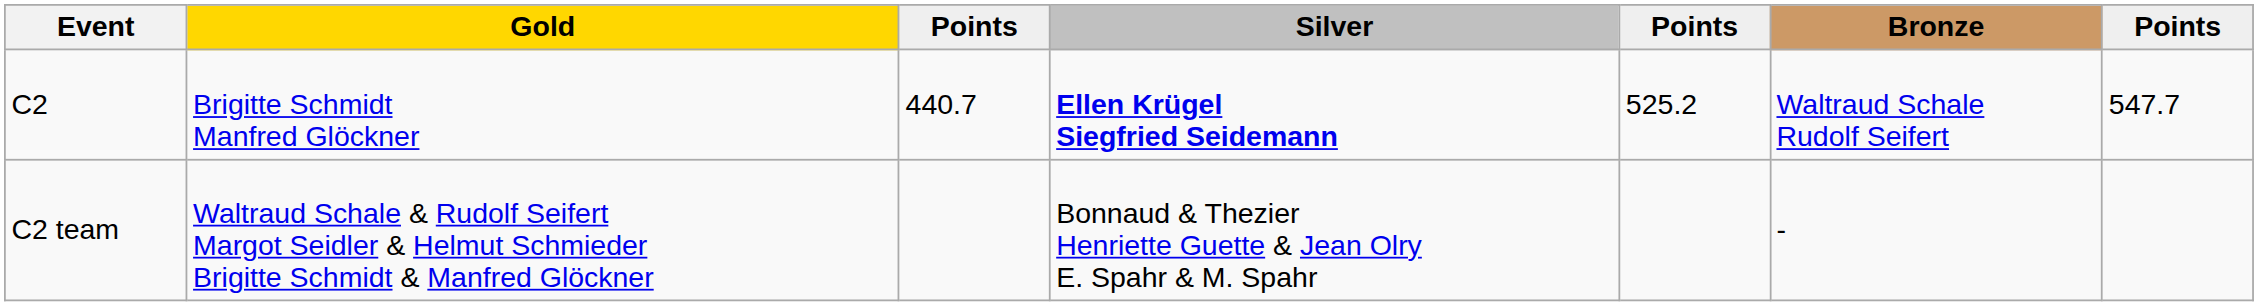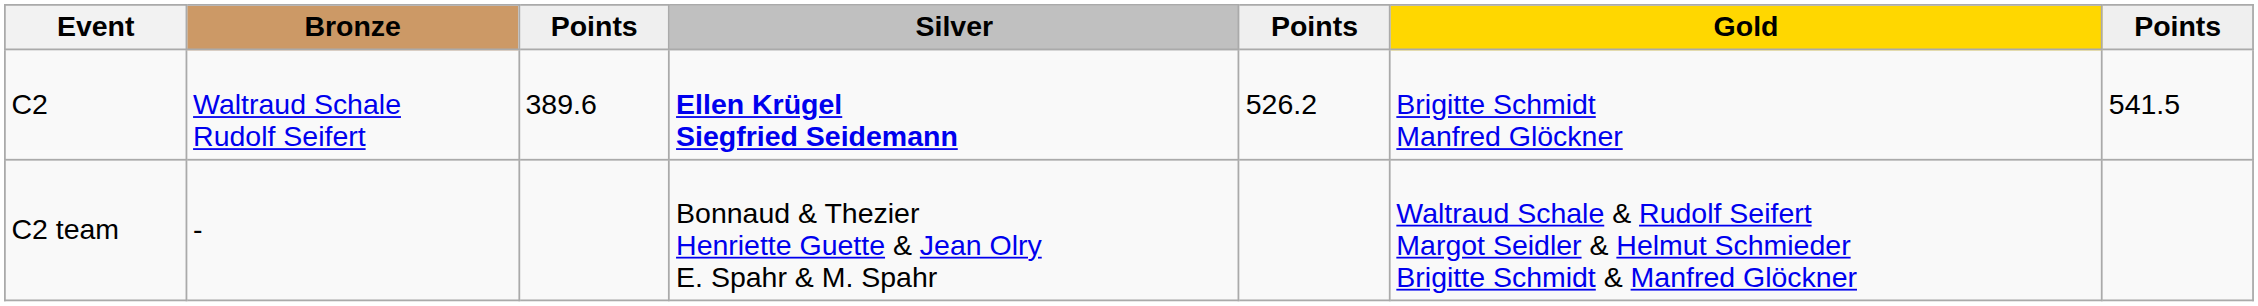columns swapped: (543, 27) <-> (1936, 27)
(941, 104) 440.7 -> (561, 104) 389.6
(1661, 104) 525.2 -> (1281, 104) 526.2
(2144, 104) 547.7 -> (2144, 104) 541.5
